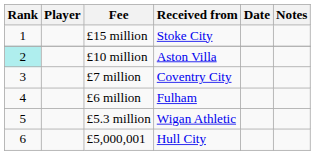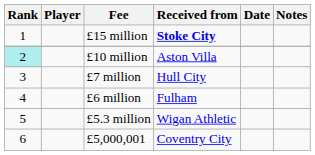(185, 35) normal -> (186, 35) bold
(194, 77) Coventry City -> (181, 77) Hull City
(181, 139) Hull City -> (194, 139) Coventry City
